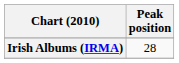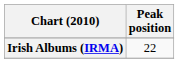(150, 48) 28 -> (150, 48) 22
